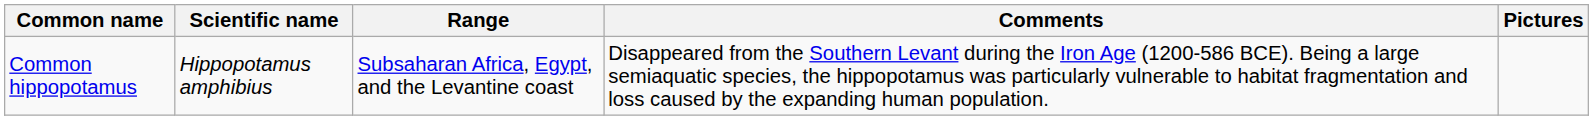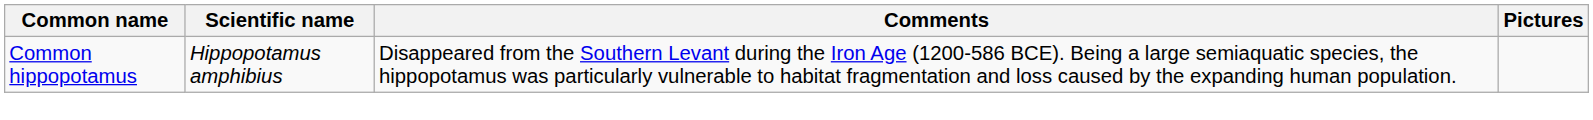- column: (478, 20)
